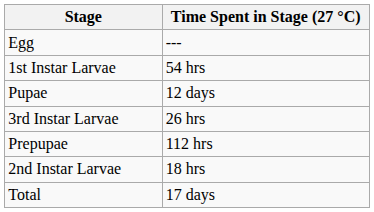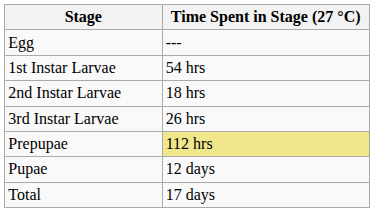rows swapped: (65, 169) <-> (28, 93)
(189, 144) no background -> (189, 144) khaki background
